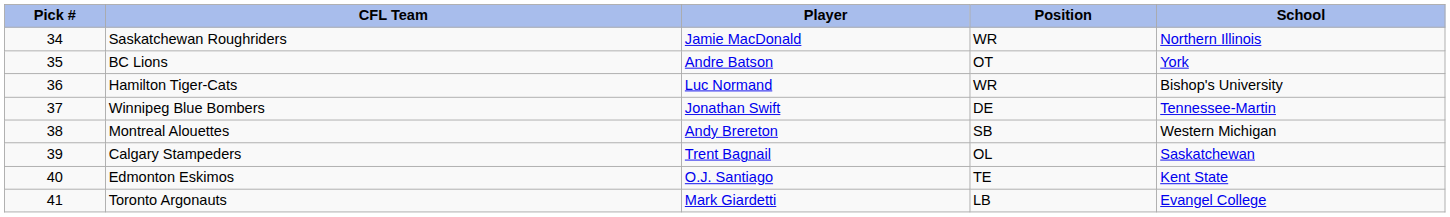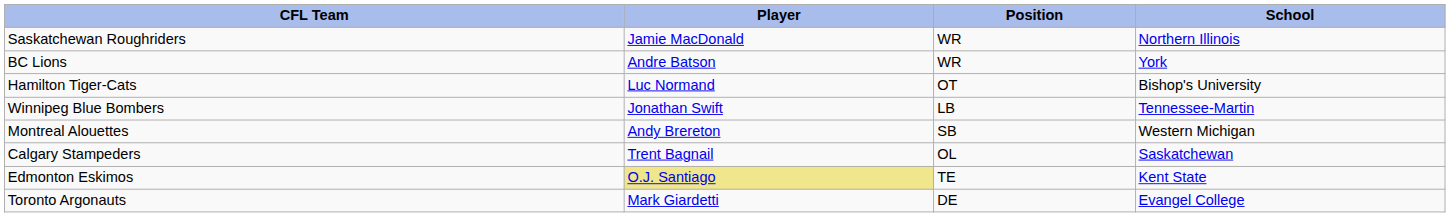- column: (55, 16)
(983, 62) OT -> (949, 62) WR
(985, 85) WR -> (947, 85) OT
(983, 108) DE -> (946, 108) LB
(729, 177) no background -> (672, 177) khaki background
(982, 200) LB -> (947, 200) DE
